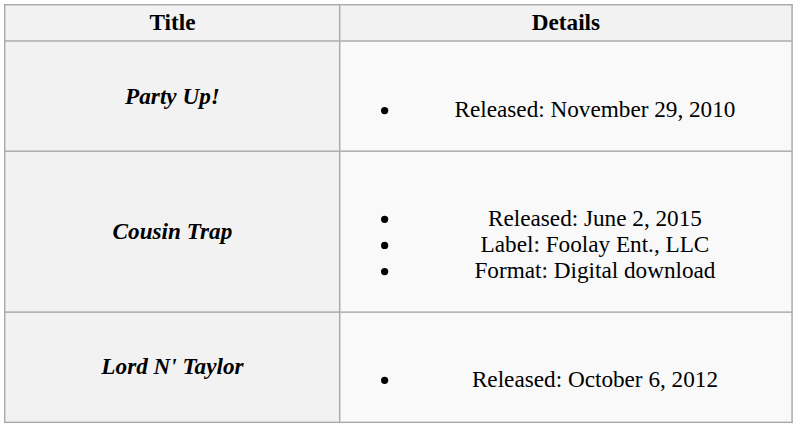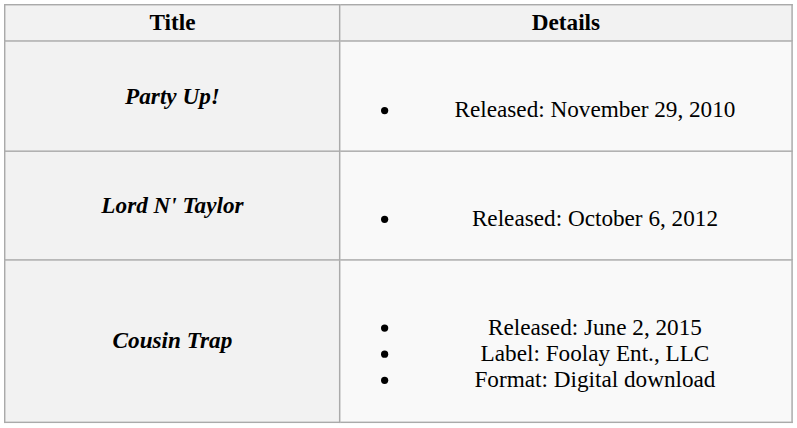rows swapped: (172, 366) <-> (172, 231)
